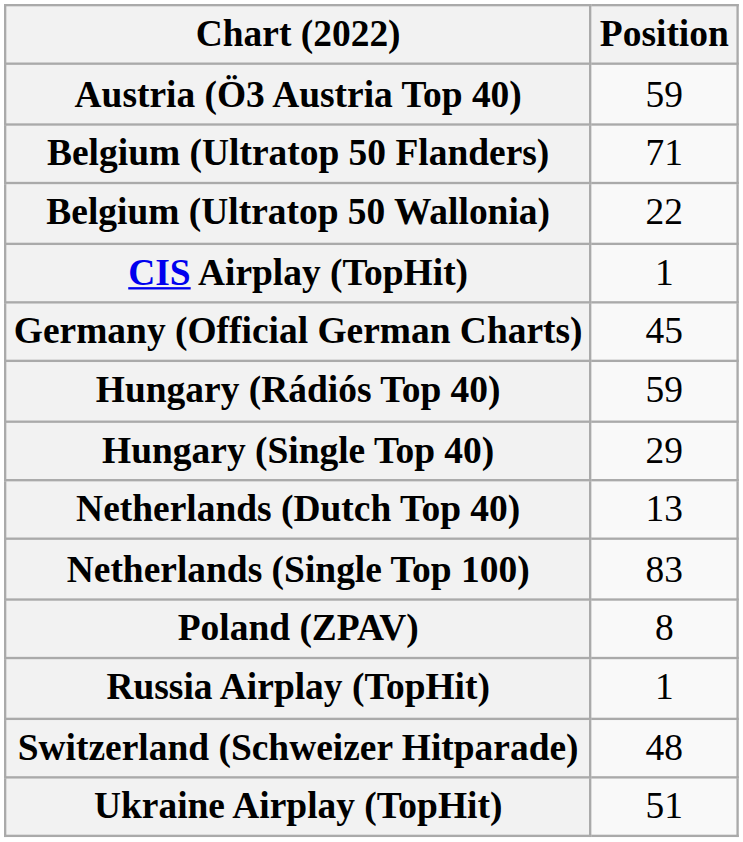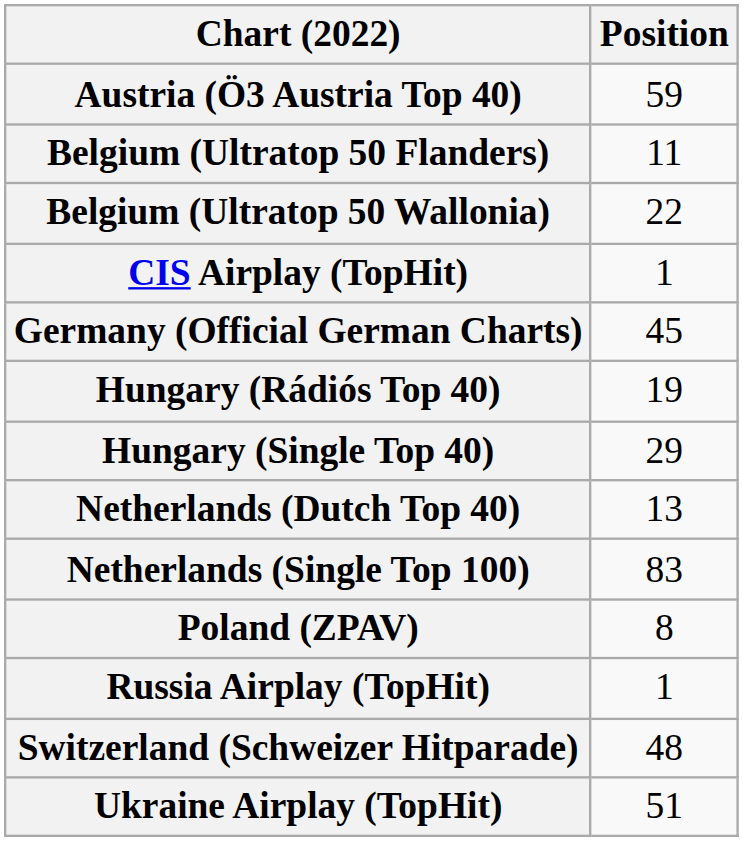(664, 152) 71 -> (664, 152) 11
(664, 390) 59 -> (664, 390) 19
